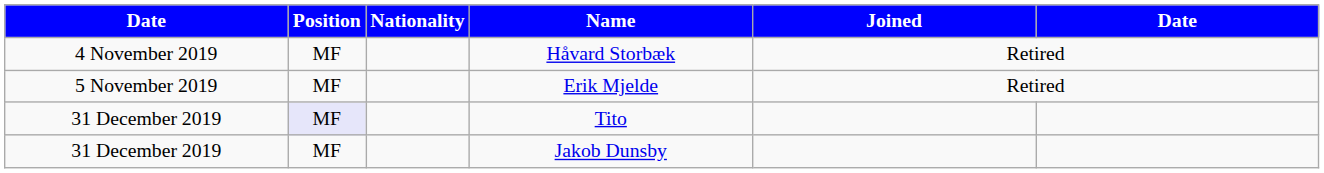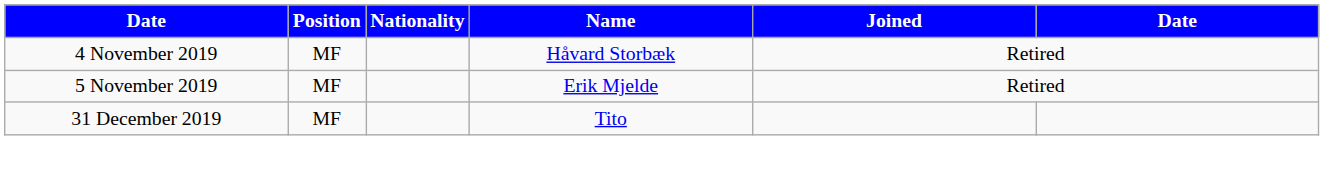(327, 118) lavender background -> (327, 118) no background
- row: (611, 151)
